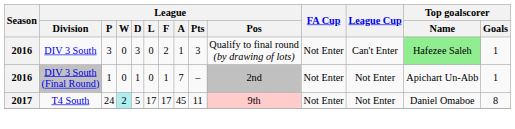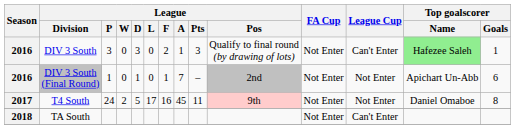(496, 78) 1 -> (496, 78) 6
(124, 100) paleturquoise background -> (124, 100) no background
(166, 100) 17 -> (166, 100) 16
+ row: (70, 116)
